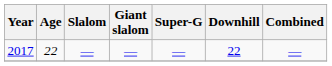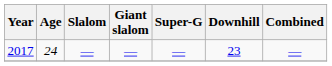(51, 50) 22 -> (51, 50) 24
(234, 50) 22 -> (234, 50) 23
